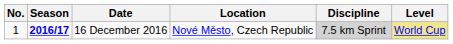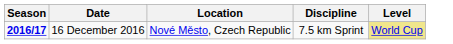- column: (16, 13)
(354, 31) lightgrey background -> (331, 31) no background
